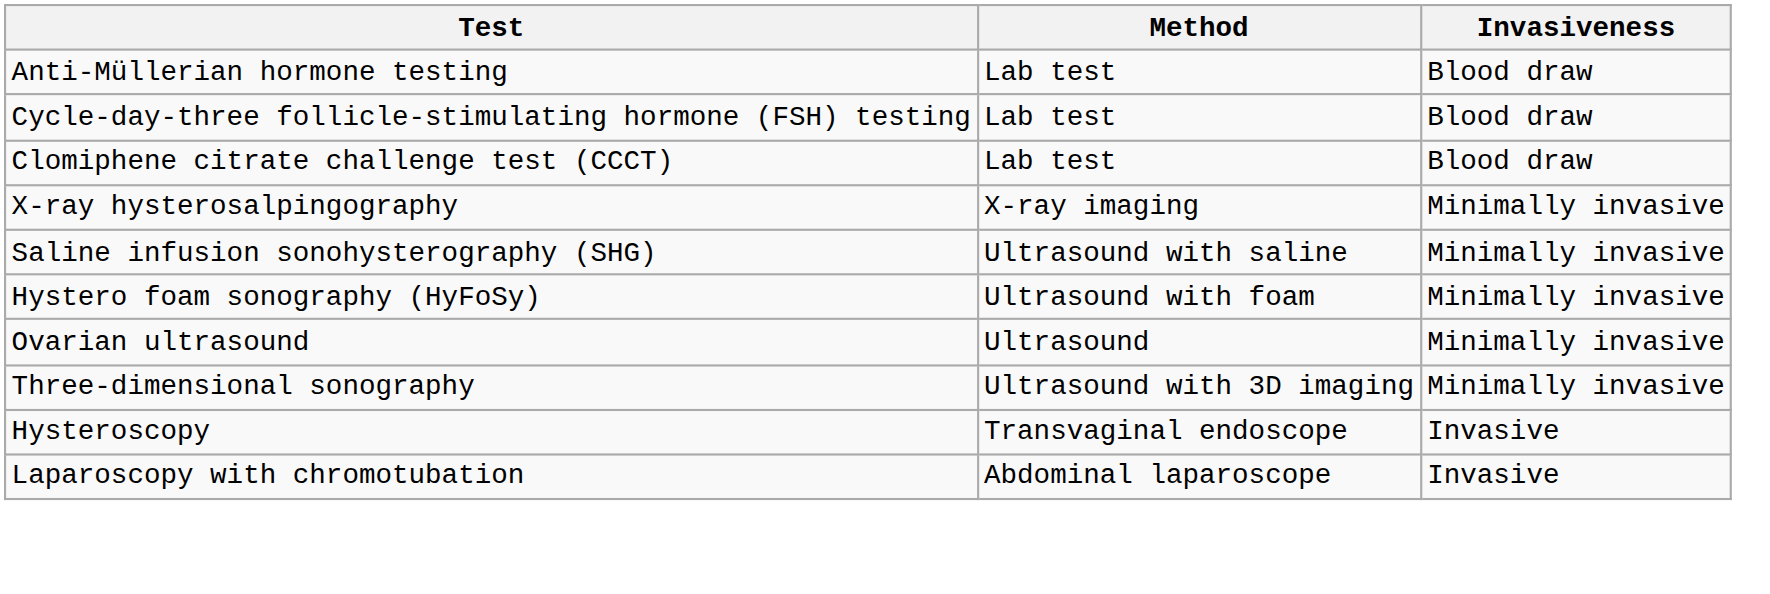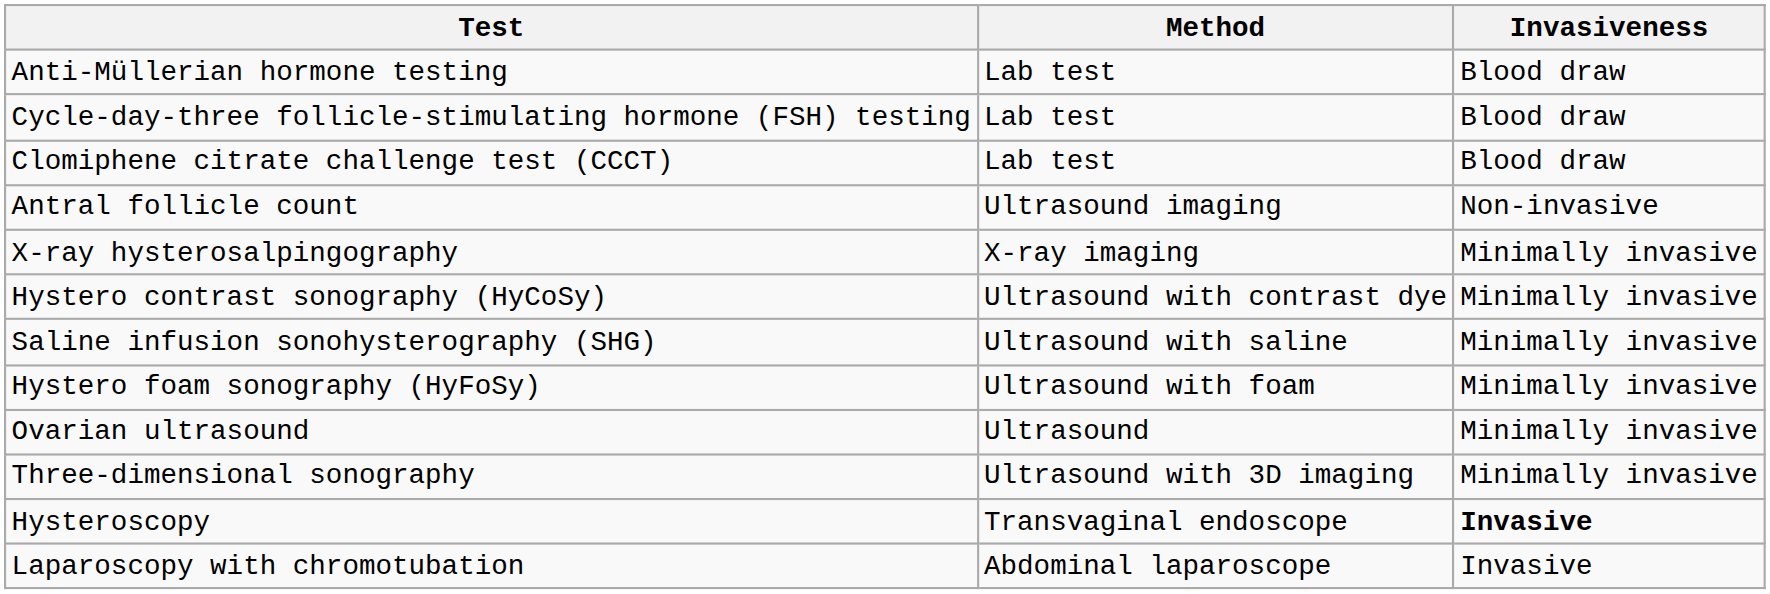+ row: (185, 207)
+ row: (309, 297)
(1493, 432) normal -> (1526, 522) bold
